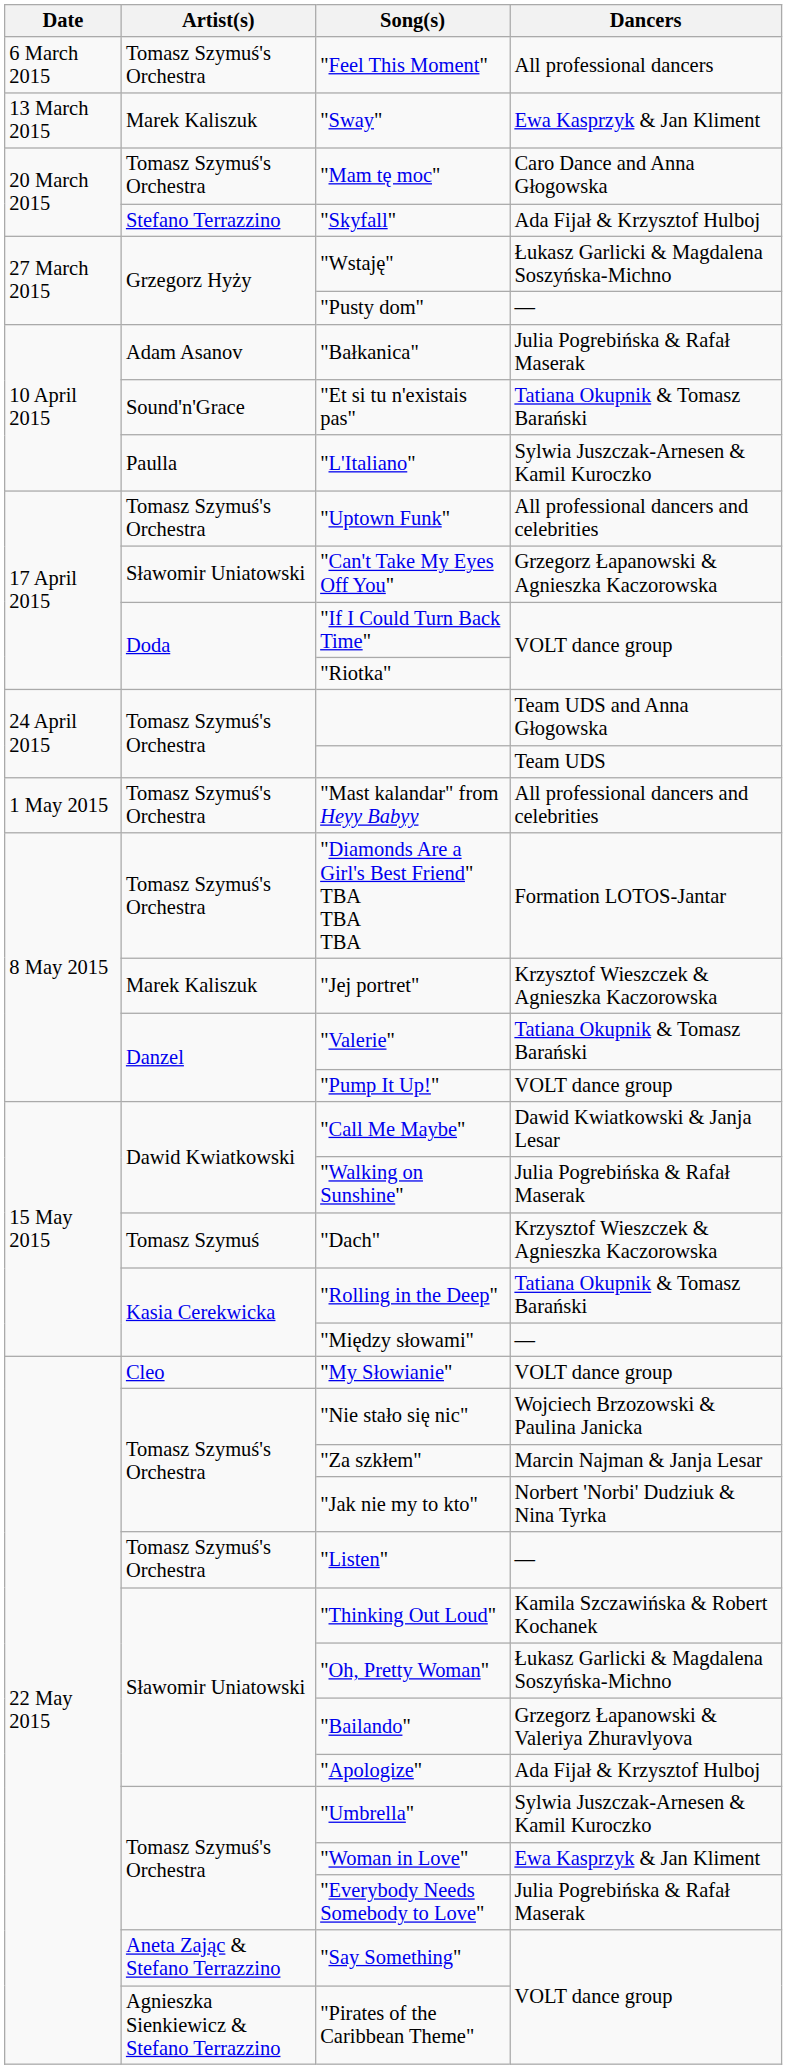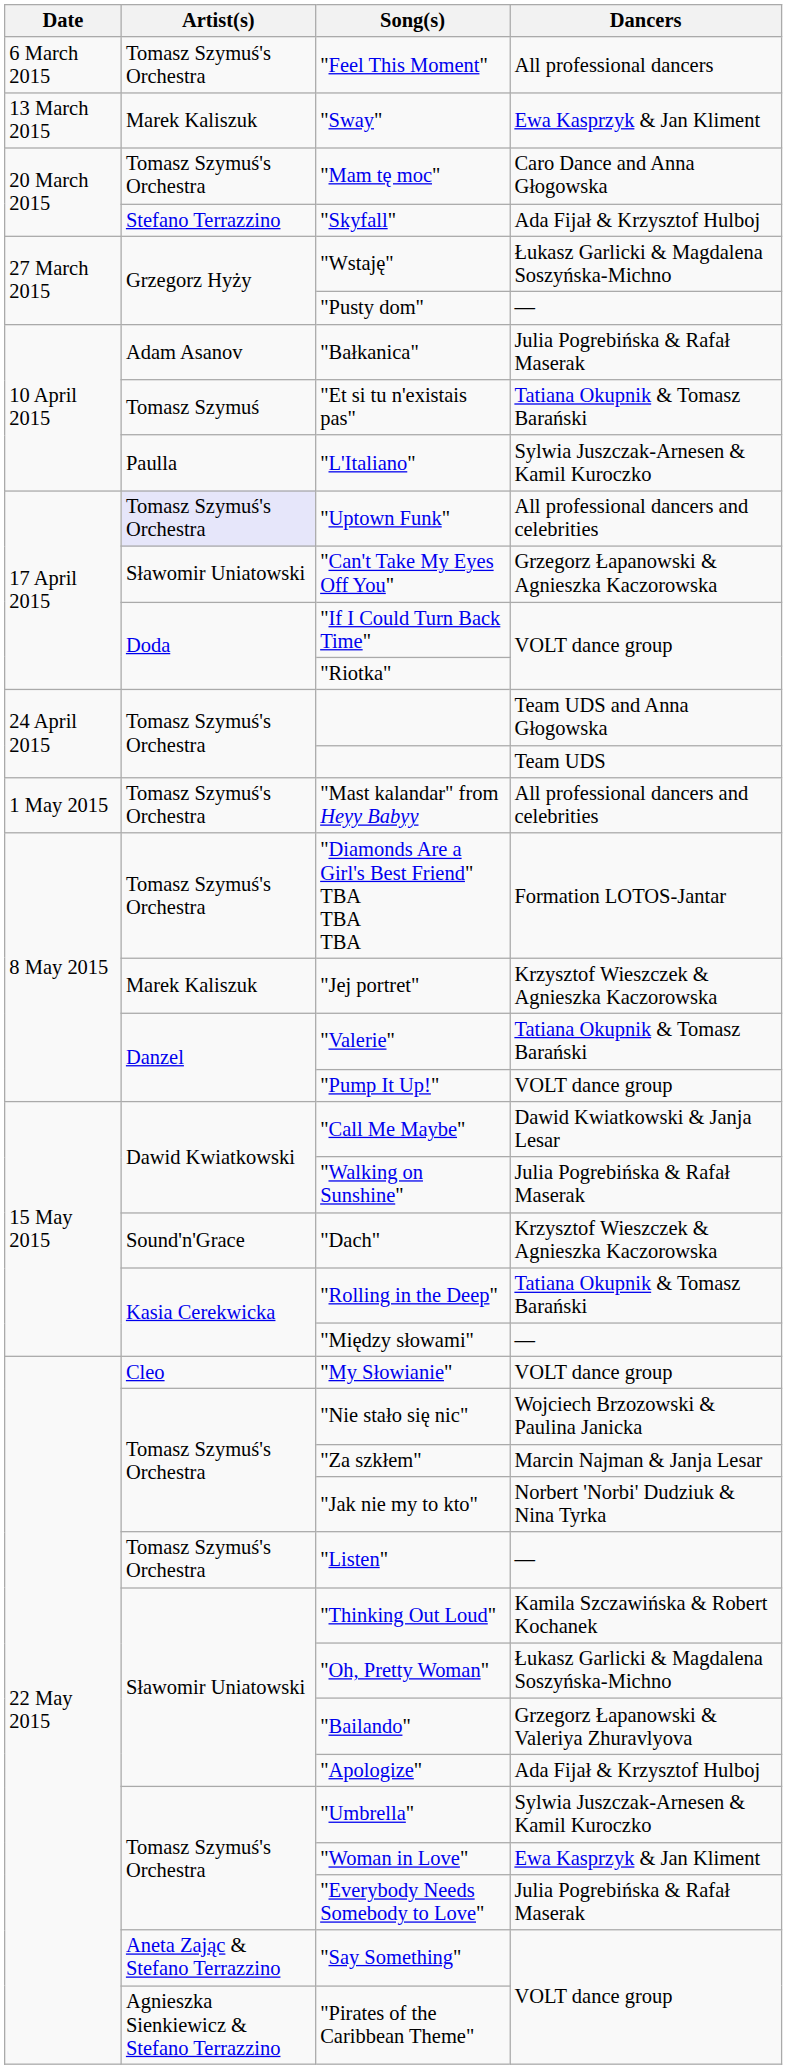(185, 407) Sound'n'Grace -> (193, 407) Tomasz Szymuś
(198, 518) no background -> (198, 518) lavender background
(193, 1240) Tomasz Szymuś -> (185, 1240) Sound'n'Grace
